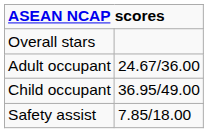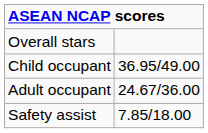rows swapped: (59, 66) <-> (59, 90)
